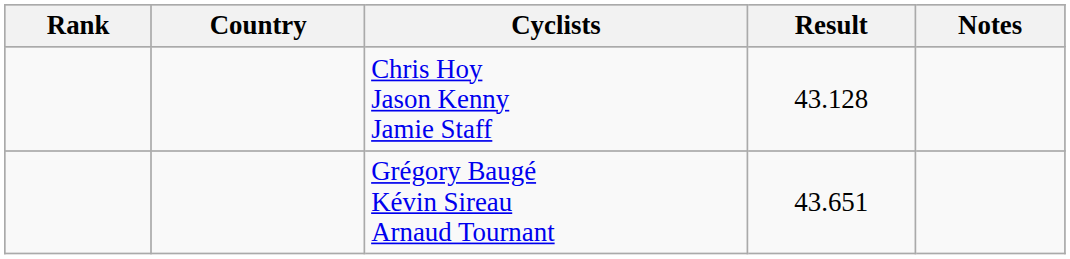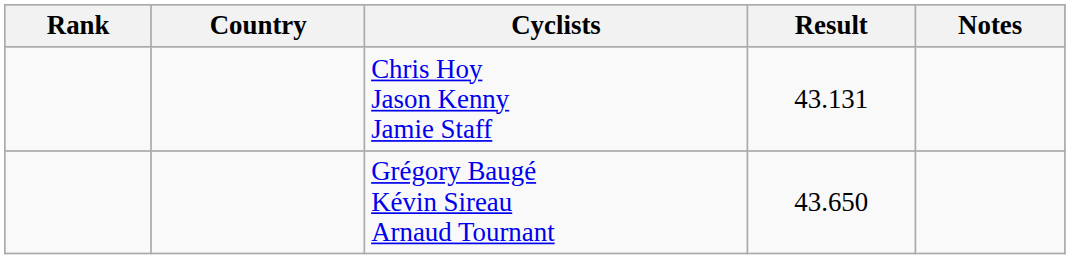(831, 98) 43.128 -> (831, 98) 43.131
(831, 201) 43.651 -> (831, 201) 43.650
